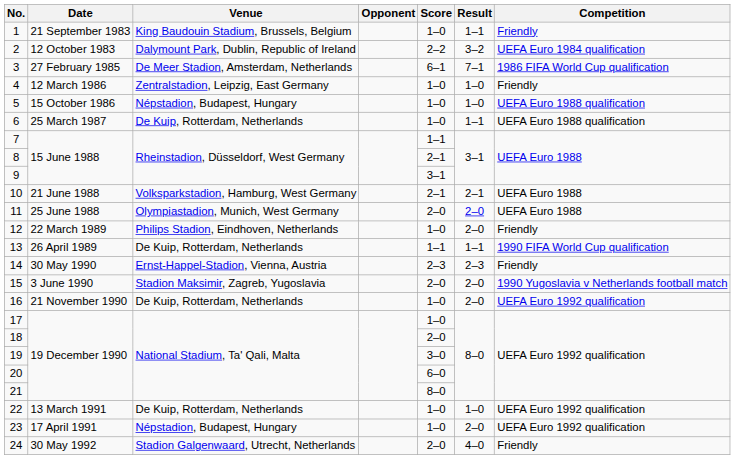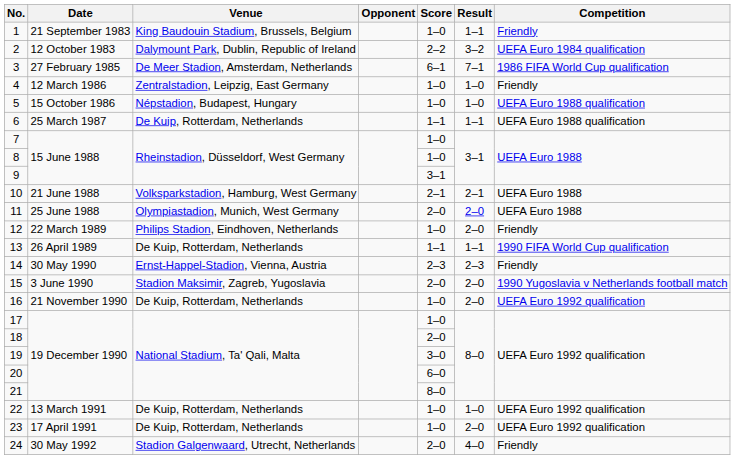(436, 121) 1–0 -> (436, 121) 1–1
(436, 139) 1–1 -> (436, 139) 1–0
(436, 157) 2–1 -> (436, 157) 1–0
(216, 427) Népstadion, Budapest, Hungary -> (219, 427) De Kuip, Rotterdam, Netherlands
